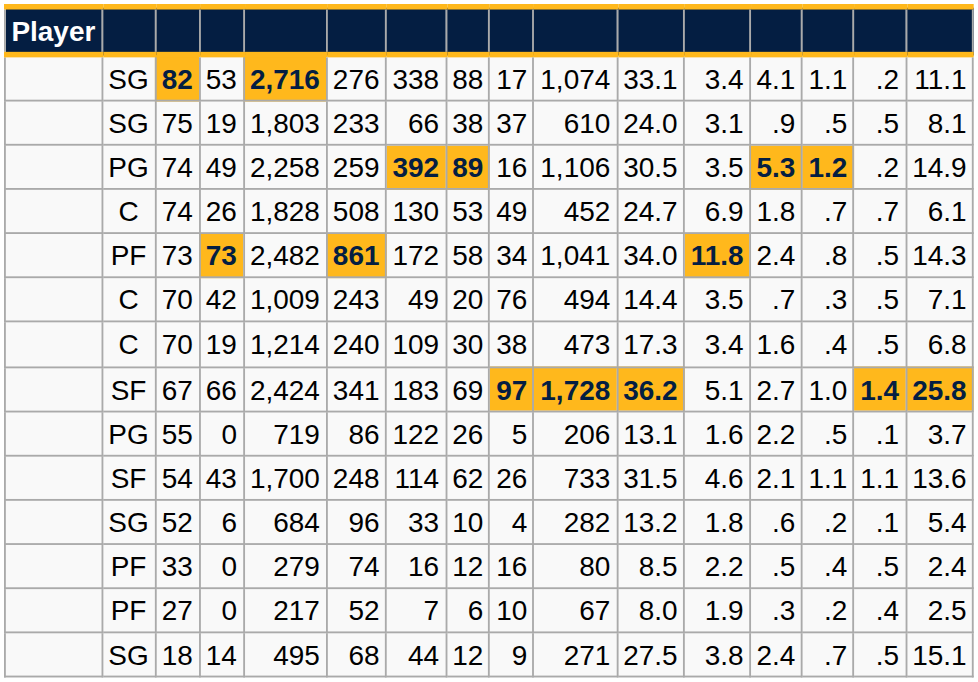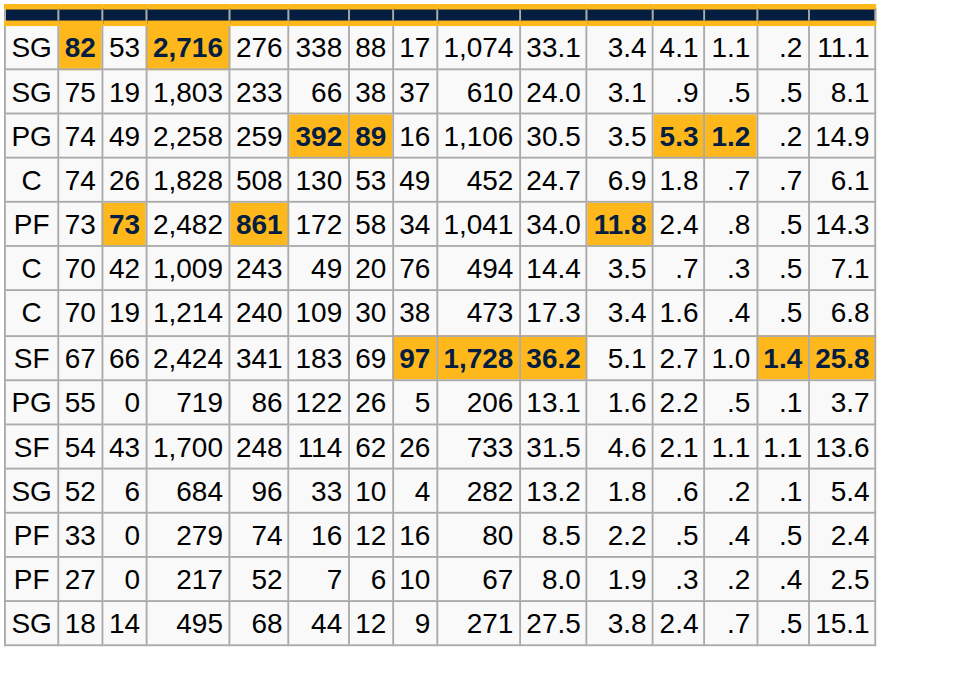- column: (53, 31)
